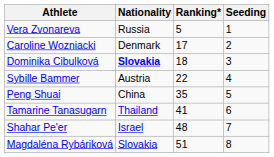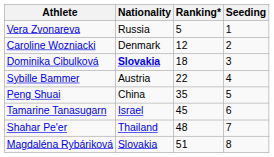(182, 45) 17 -> (182, 45) 12
(138, 111) Thailand -> (131, 111) Israel
(182, 111) 41 -> (182, 111) 45
(131, 128) Israel -> (138, 128) Thailand
